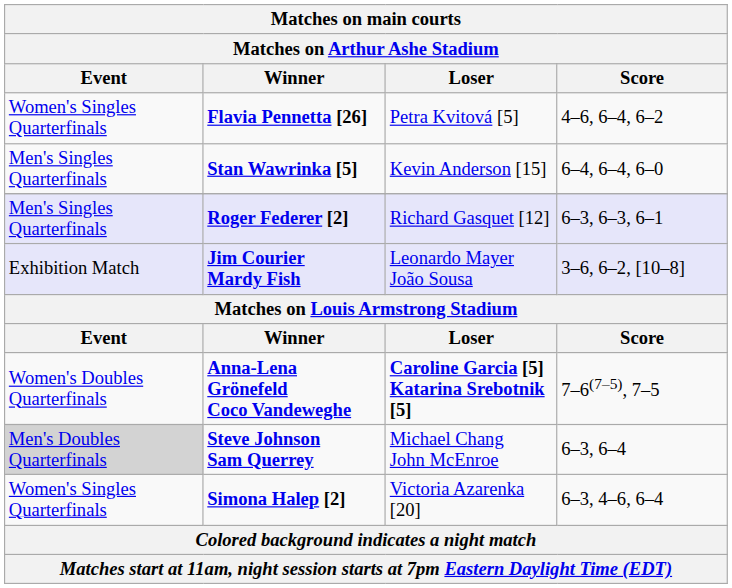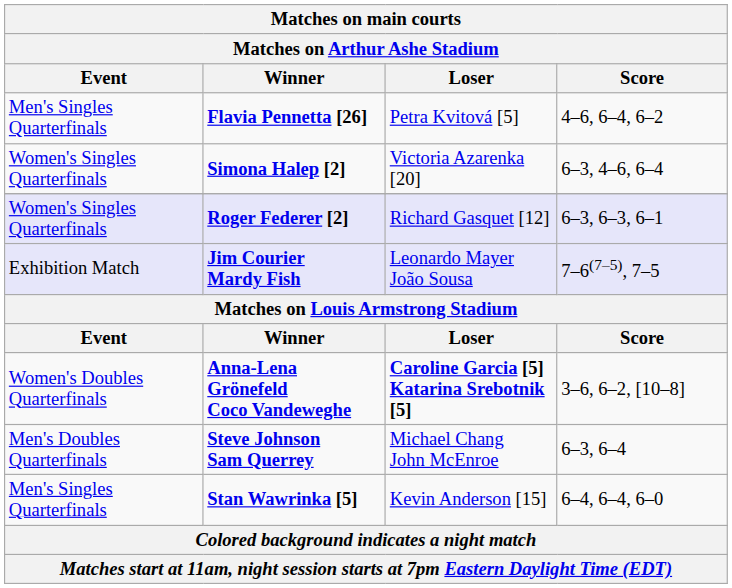(72, 117) Women's Singles Quarterfinals -> (61, 117) Men's Singles Quarterfinals
rows swapped: (276, 499) <-> (282, 168)
(61, 218) Men's Singles Quarterfinals -> (72, 218) Women's Singles Quarterfinals
(623, 268) 3–6, 6–2, [10–8] -> (610, 268) 7–6(7–5), 7–5
(610, 388) 7–6(7–5), 7–5 -> (623, 388) 3–6, 6–2, [10–8]
(64, 449) lightgrey background -> (64, 449) no background
